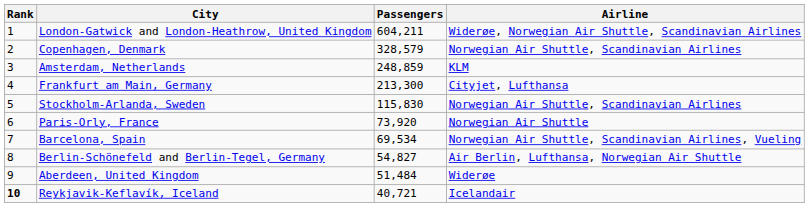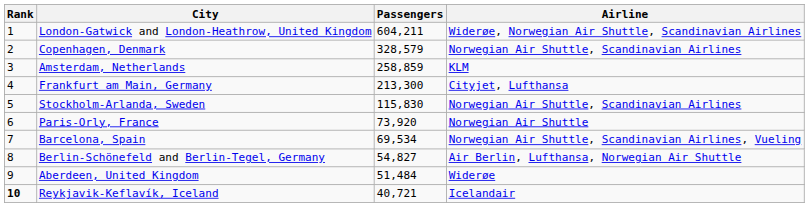(400, 67) 248,859 -> (400, 67) 258,859
